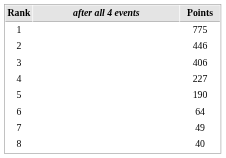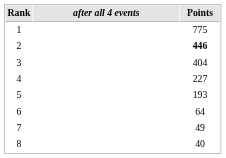(200, 46) normal -> (200, 46) bold
(200, 63) 406 -> (200, 63) 404
(200, 95) 190 -> (200, 95) 193
